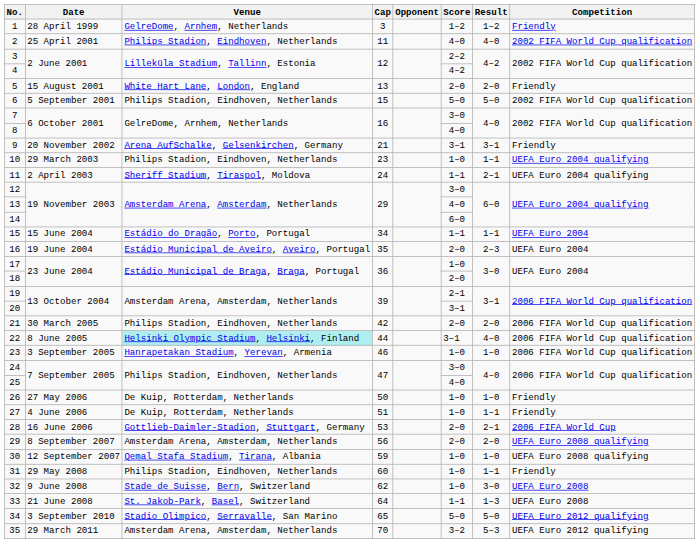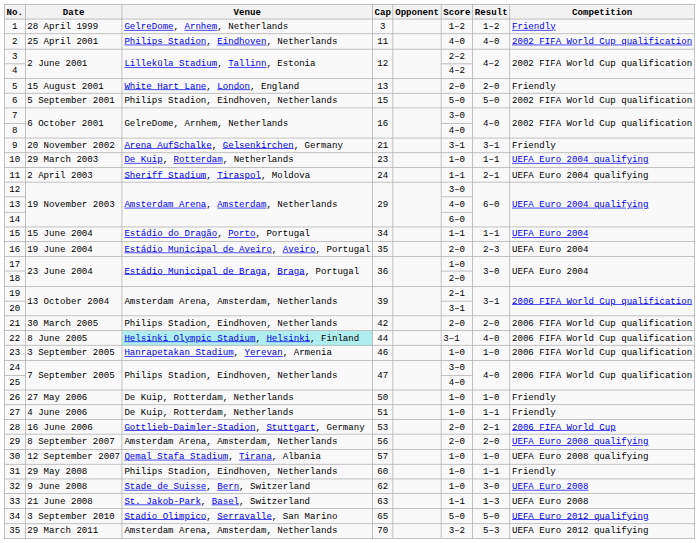(231, 160) Philips Stadion, Eindhoven, Netherlands -> (209, 160) De Kuip, Rotterdam, Netherlands
(383, 457) 59 -> (383, 457) 57
(383, 501) 64 -> (383, 501) 63
